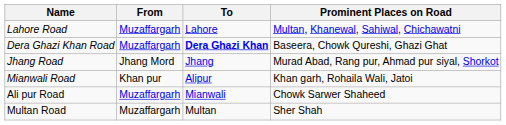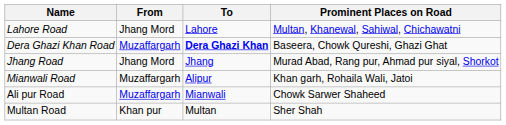(150, 29) Muzaffargarh -> (147, 29) Jhang Mord
(140, 78) Khan pur -> (150, 78) Muzaffargarh
(150, 111) Muzaffargarh -> (140, 111) Khan pur
